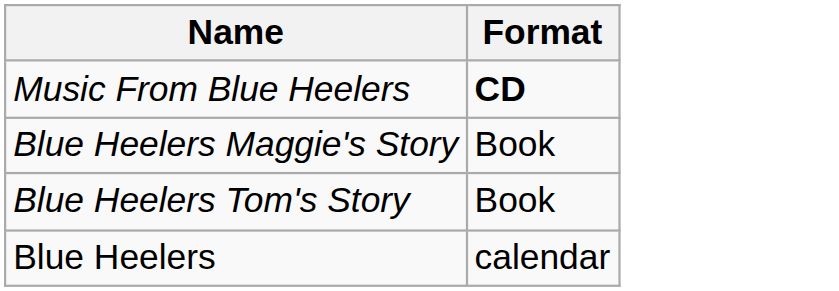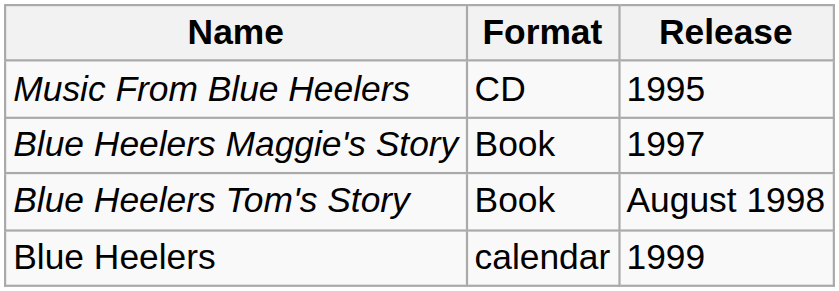+ column: (726, 32)
(500, 88) bold -> (500, 88) normal
